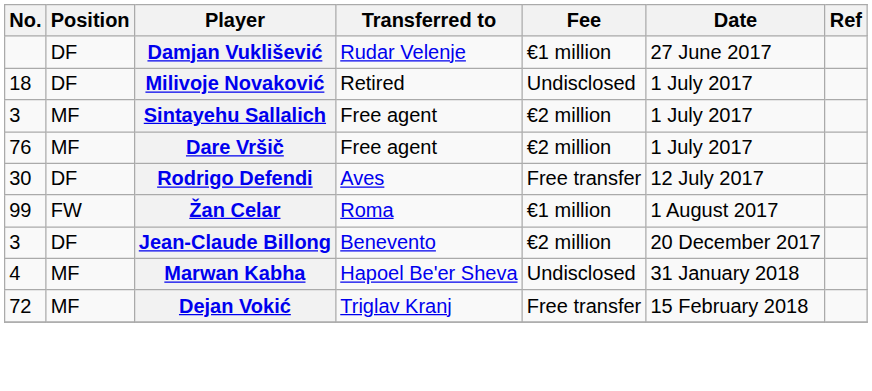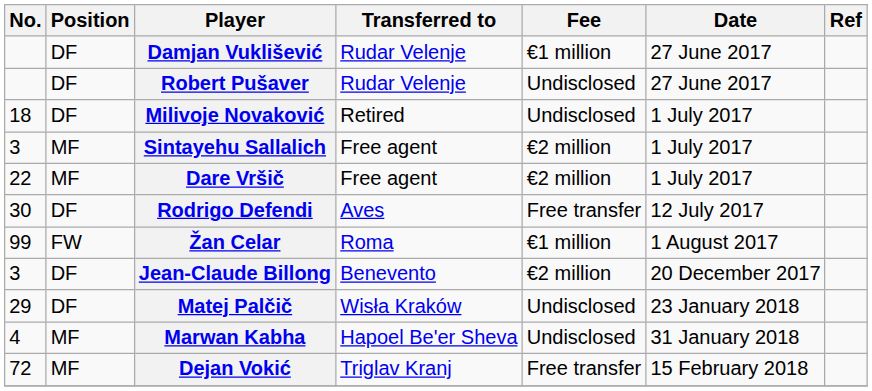+ row: (235, 83)
(20, 147) 76 -> (20, 178) 22
+ row: (235, 305)
